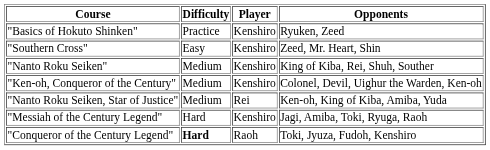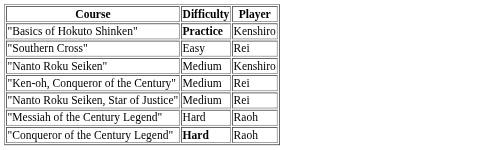- column: (381, 14)
(201, 31) normal -> (203, 31) bold
(255, 48) Kenshiro -> (242, 48) Rei
(255, 83) Kenshiro -> (242, 83) Rei
(255, 117) Kenshiro -> (246, 117) Raoh
